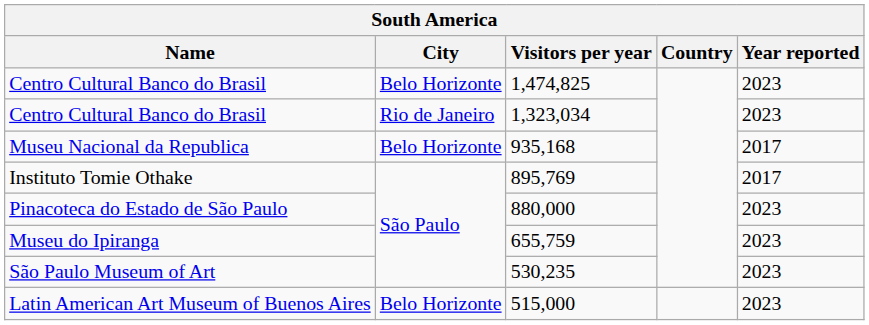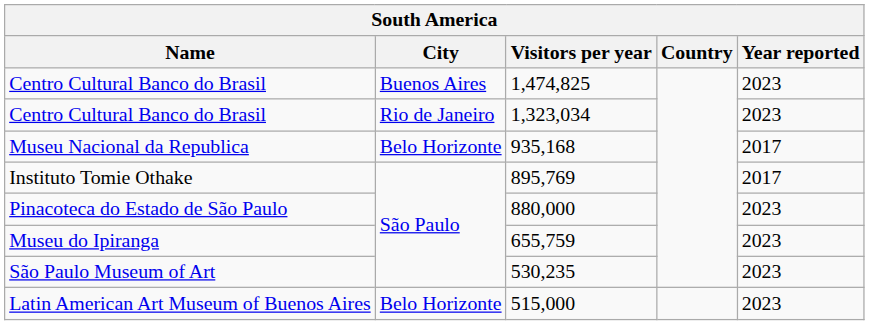(441, 83) Belo Horizonte -> (433, 83) Buenos Aires
